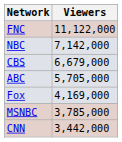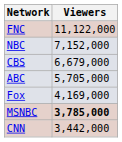(82, 46) 7,142,000 -> (82, 46) 7,152,000
(82, 112) normal -> (82, 112) bold
